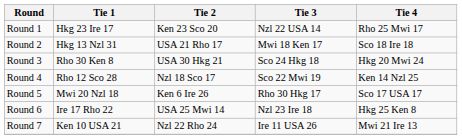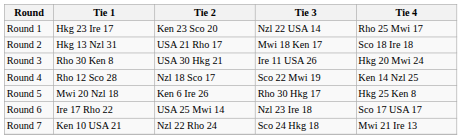(288, 61) Sco 24 Hkg 18 -> (287, 61) Ire 11 USA 26
(390, 93) Sco 17 USA 17 -> (387, 93) Hkg 25 Ken 8
(387, 110) Hkg 25 Ken 8 -> (390, 110) Sco 17 USA 17
(287, 126) Ire 11 USA 26 -> (288, 126) Sco 24 Hkg 18
